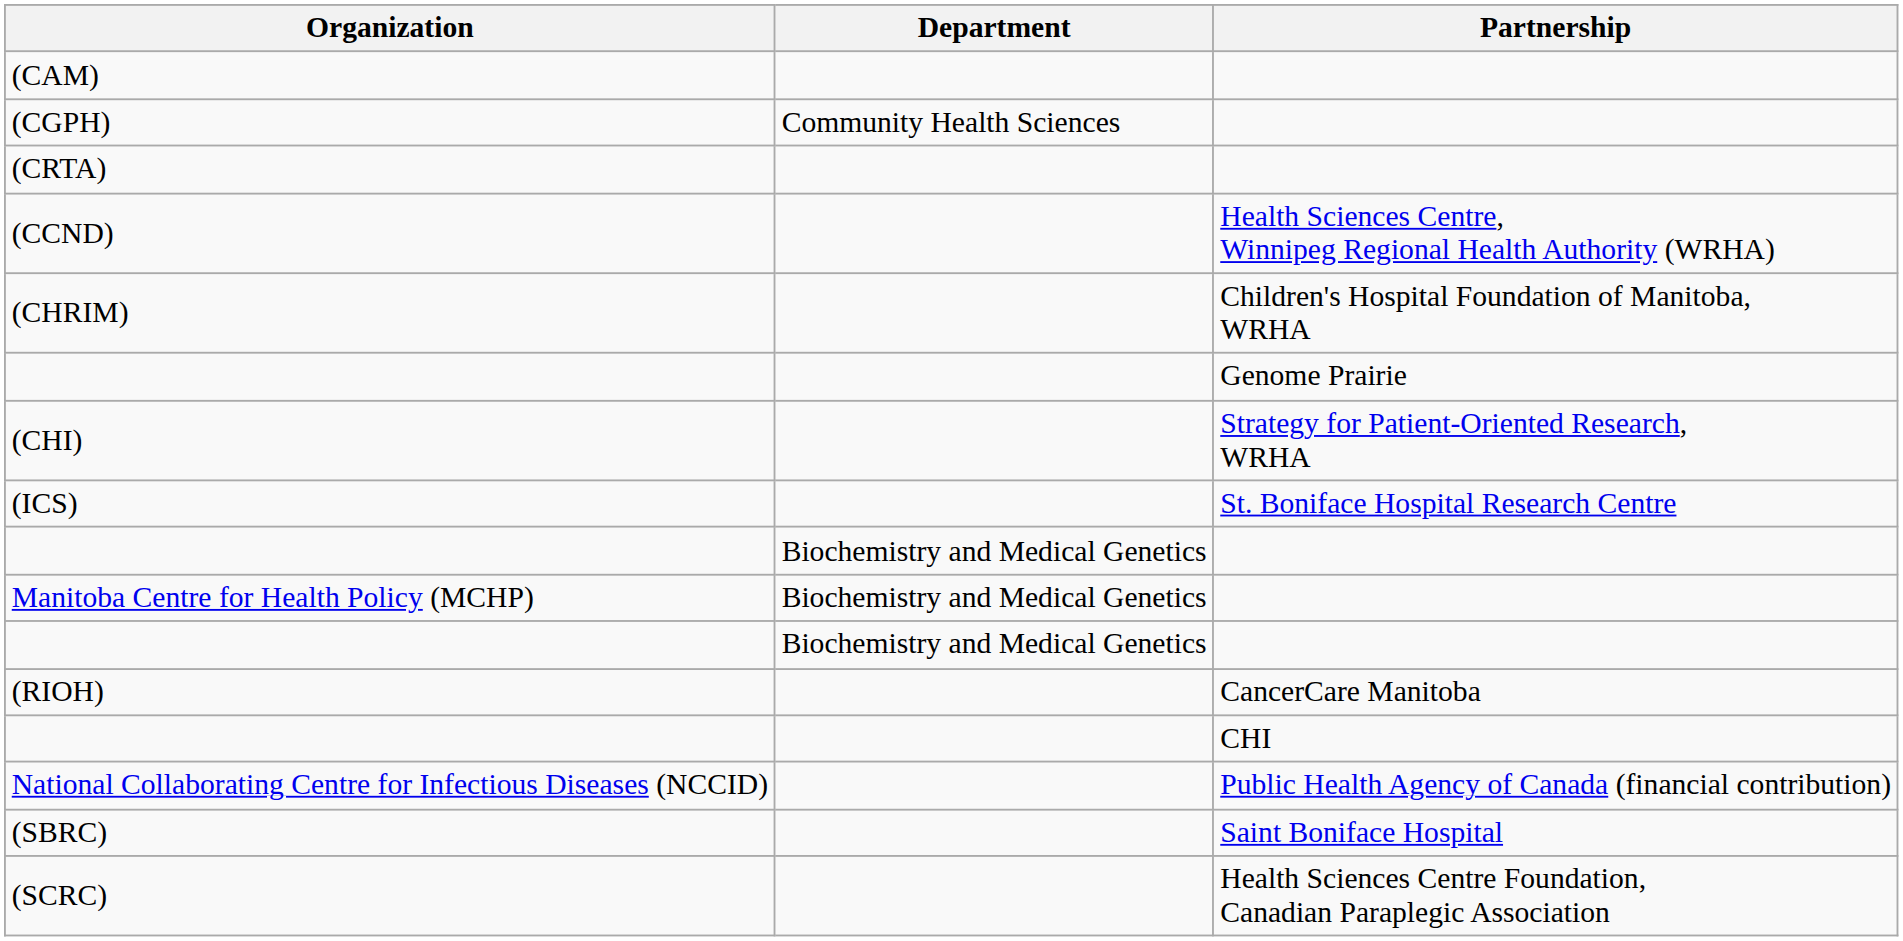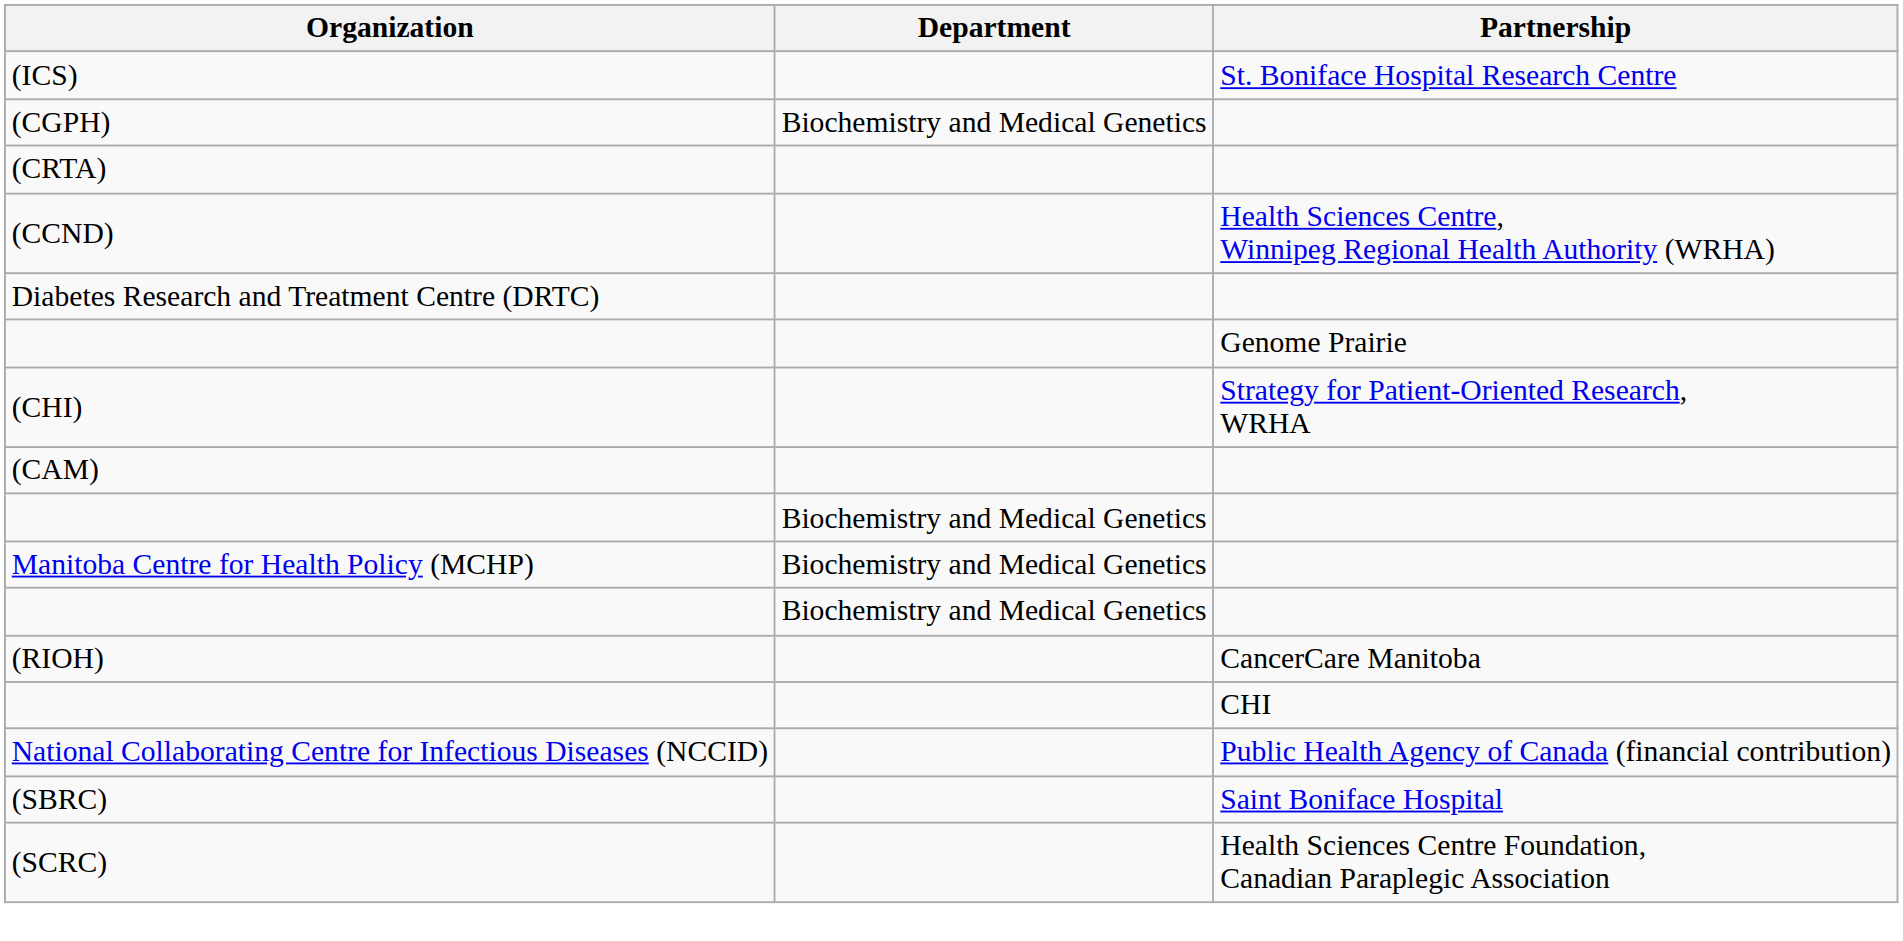rows swapped: (55, 74) <-> (45, 503)
(951, 121) Community Health Sciences -> (994, 121) Biochemistry and Medical Genetics
- row: (70, 312)
+ row: (306, 295)
